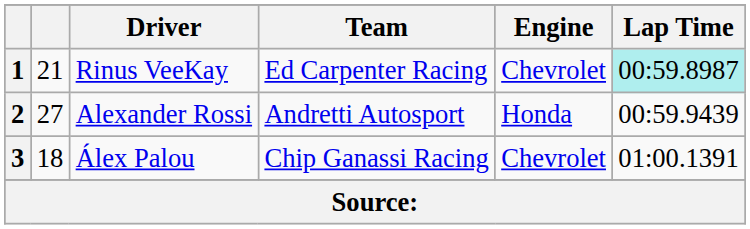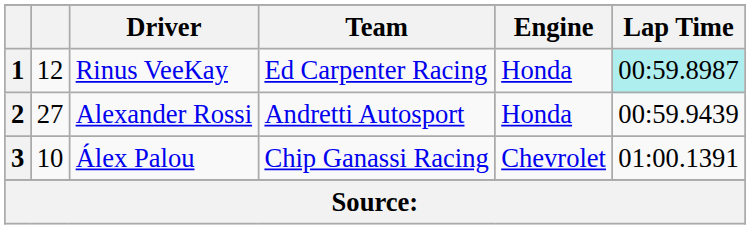(50, 70) 21 -> (50, 70) 12
(554, 70) Chevrolet -> (537, 70) Honda
(50, 158) 18 -> (50, 158) 10
